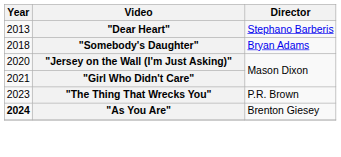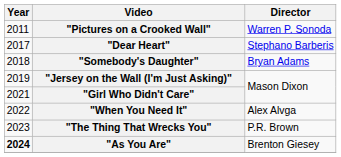+ row: (139, 29)
(18, 29) 2013 -> (18, 45) 2017
(18, 62) 2020 -> (18, 78) 2019
+ row: (139, 111)
